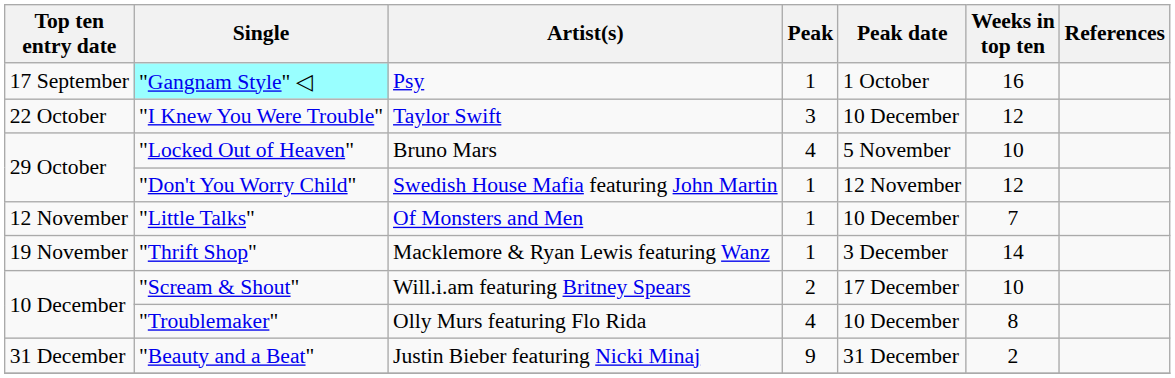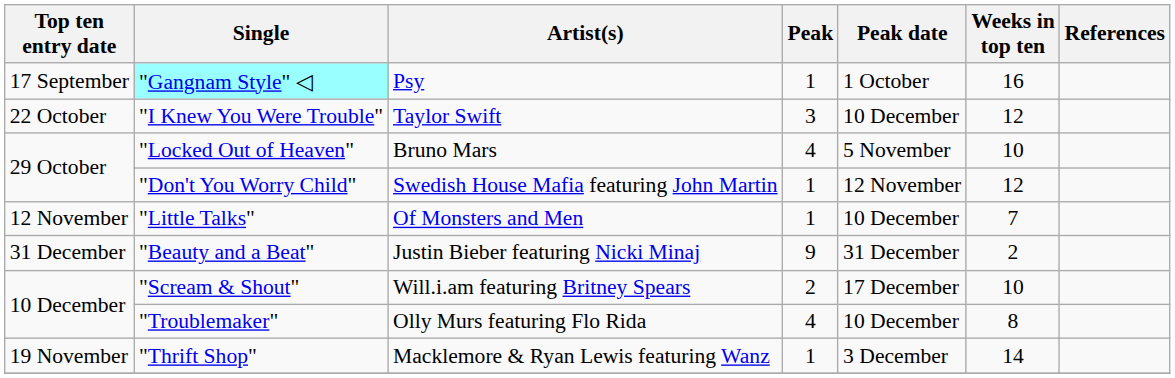rows swapped: (198, 252) <-> (227, 355)
